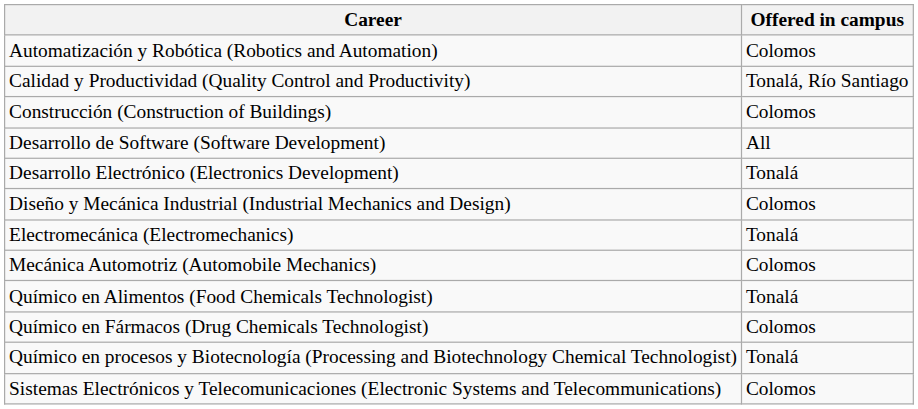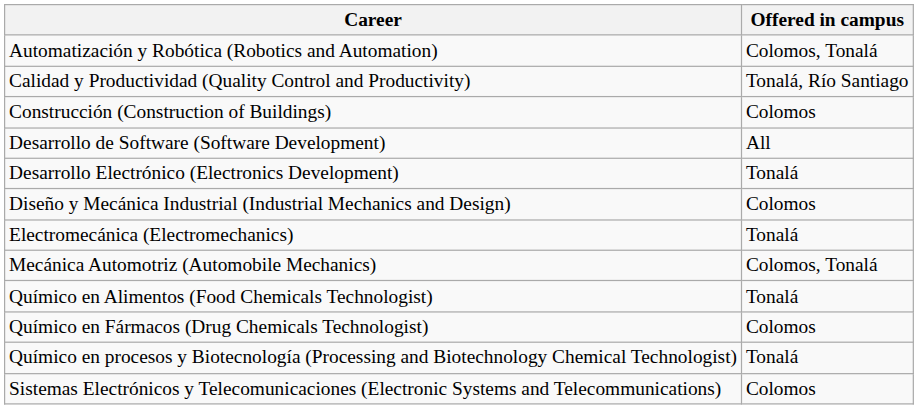(781, 50) Colomos -> (812, 50) Colomos, Tonalá
(781, 265) Colomos -> (812, 265) Colomos, Tonalá
